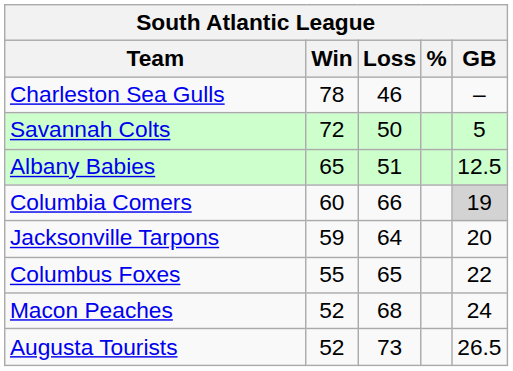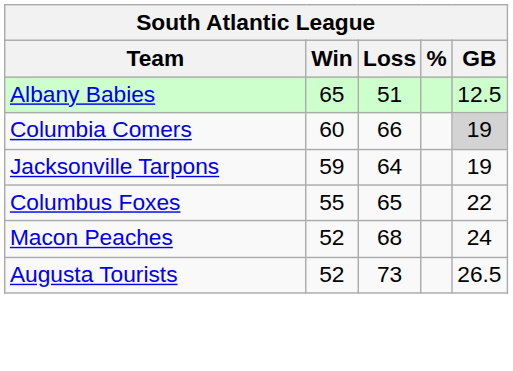- row: (117, 94)
- row: (90, 130)
(479, 238) 20 -> (479, 166) 19
